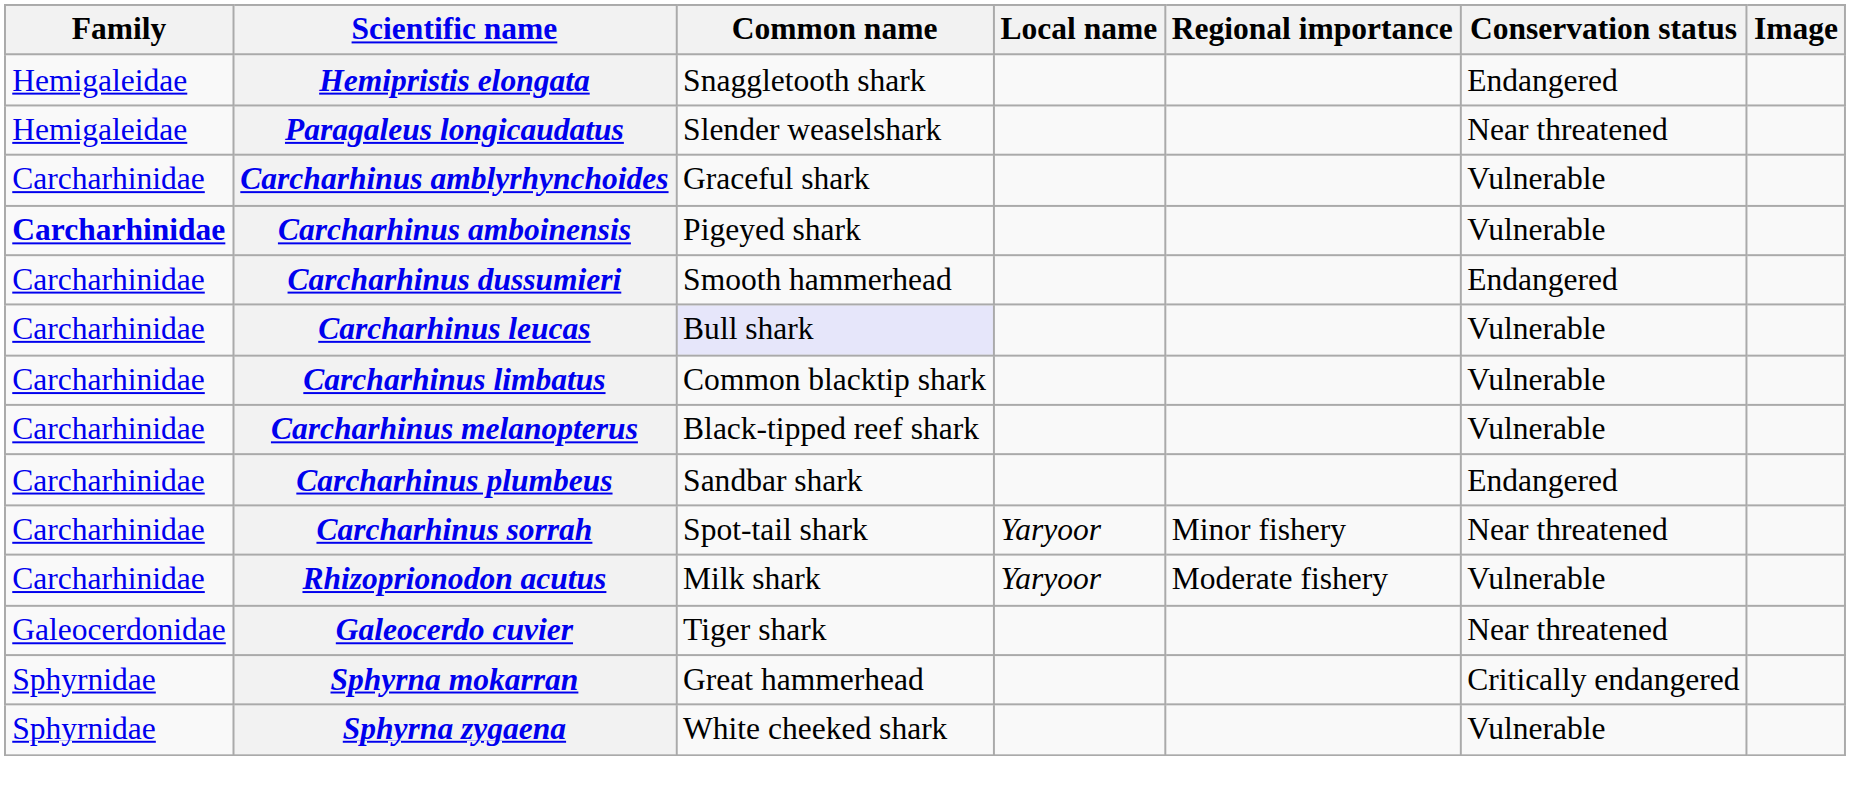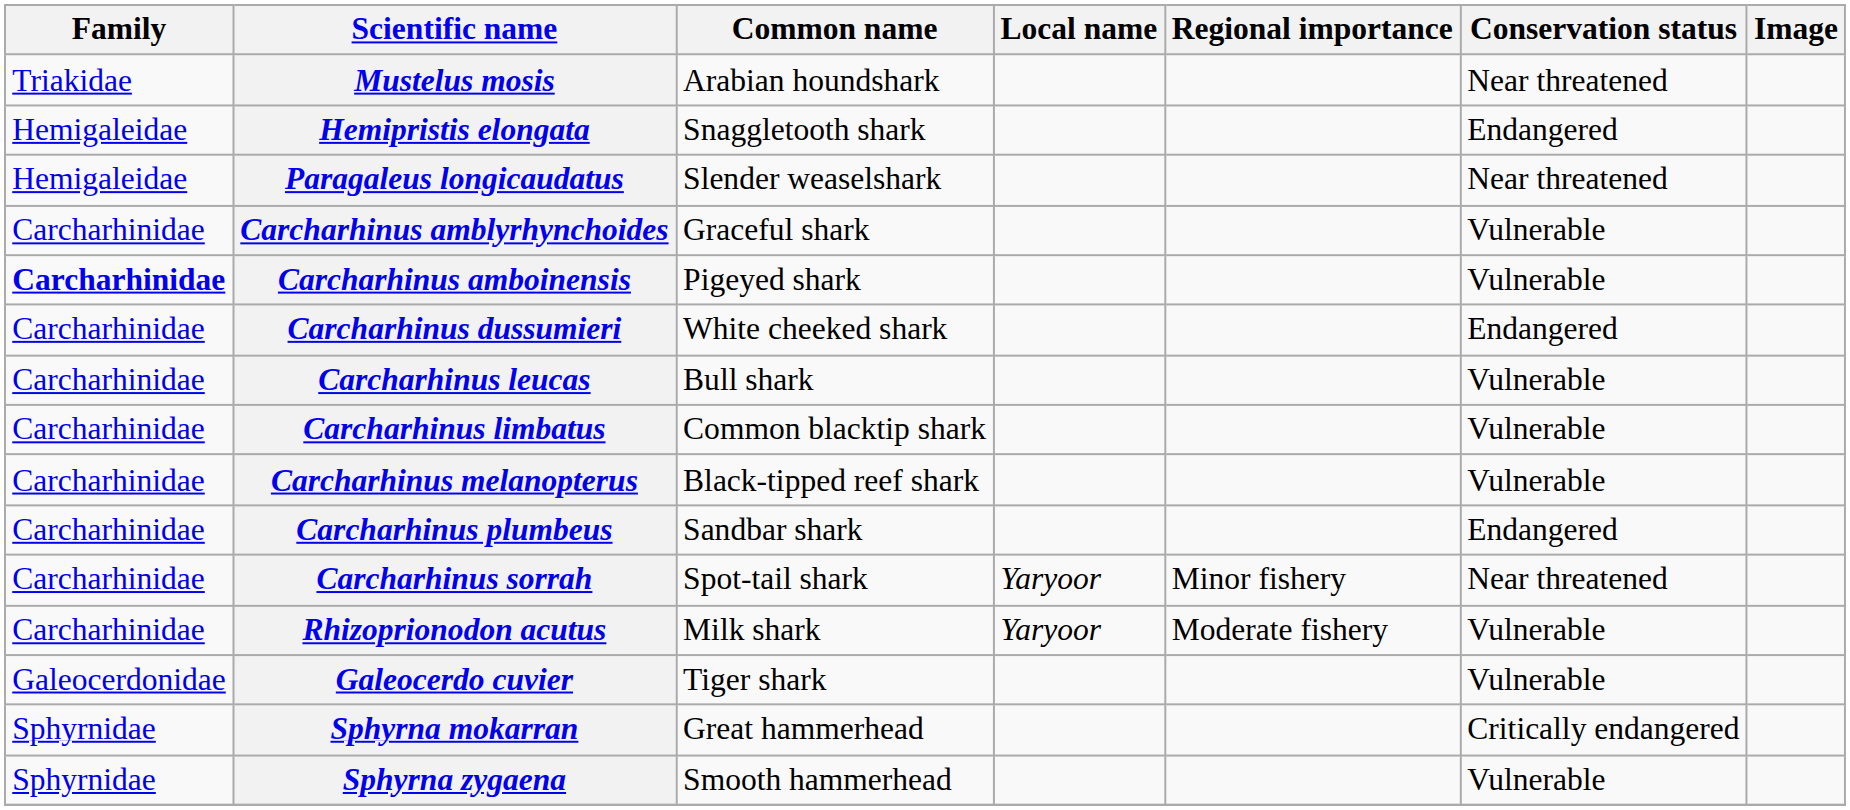+ row: (454, 79)
(817, 279) Smooth hammerhead -> (815, 329) White cheeked shark
(748, 329) lavender background -> (748, 379) no background
(1568, 629) Near threatened -> (1536, 679) Vulnerable
(815, 729) White cheeked shark -> (817, 779) Smooth hammerhead
